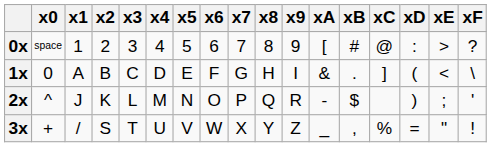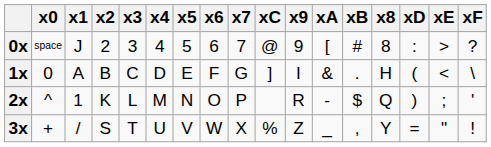columns swapped: (268, 18) <-> (384, 18)
(78, 45) 1 -> (78, 45) J
(78, 100) J -> (78, 100) 1
